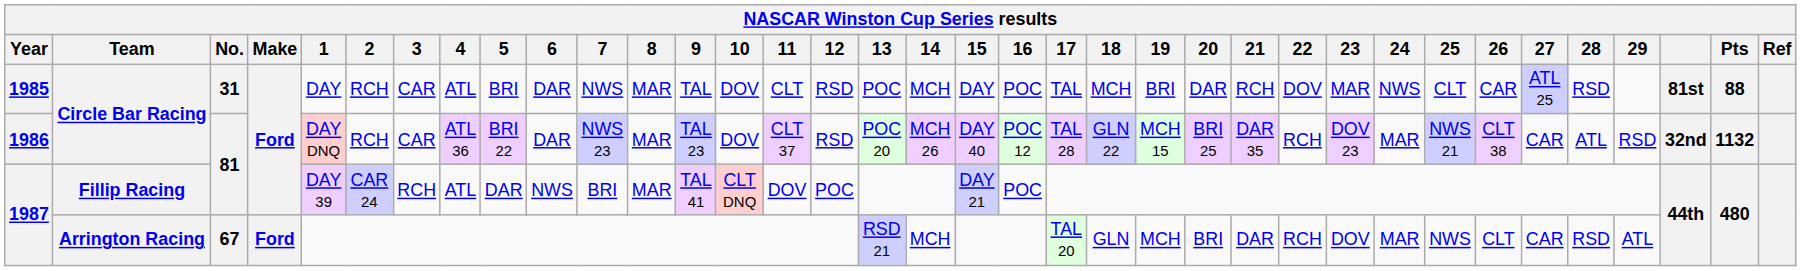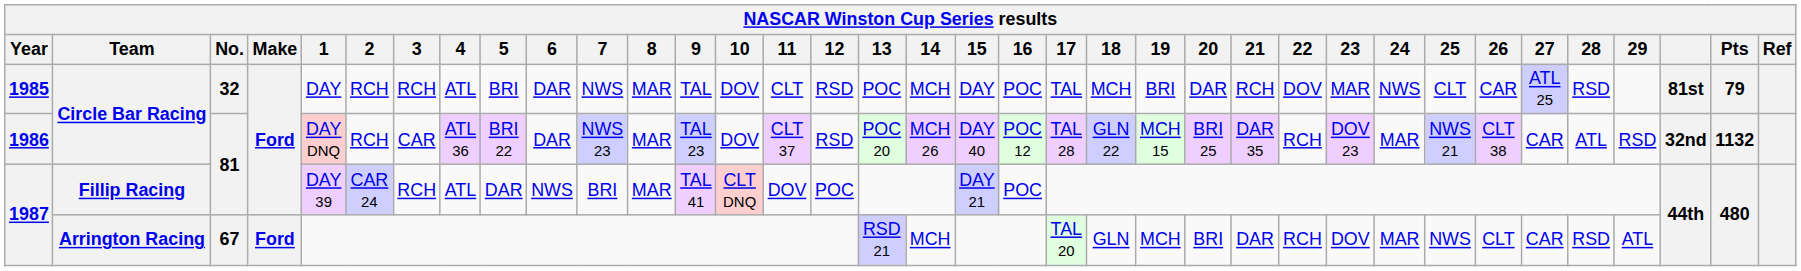(230, 89) 31 -> (230, 89) 32
(417, 89) CAR -> (417, 89) RCH
(1735, 89) 88 -> (1735, 89) 79
